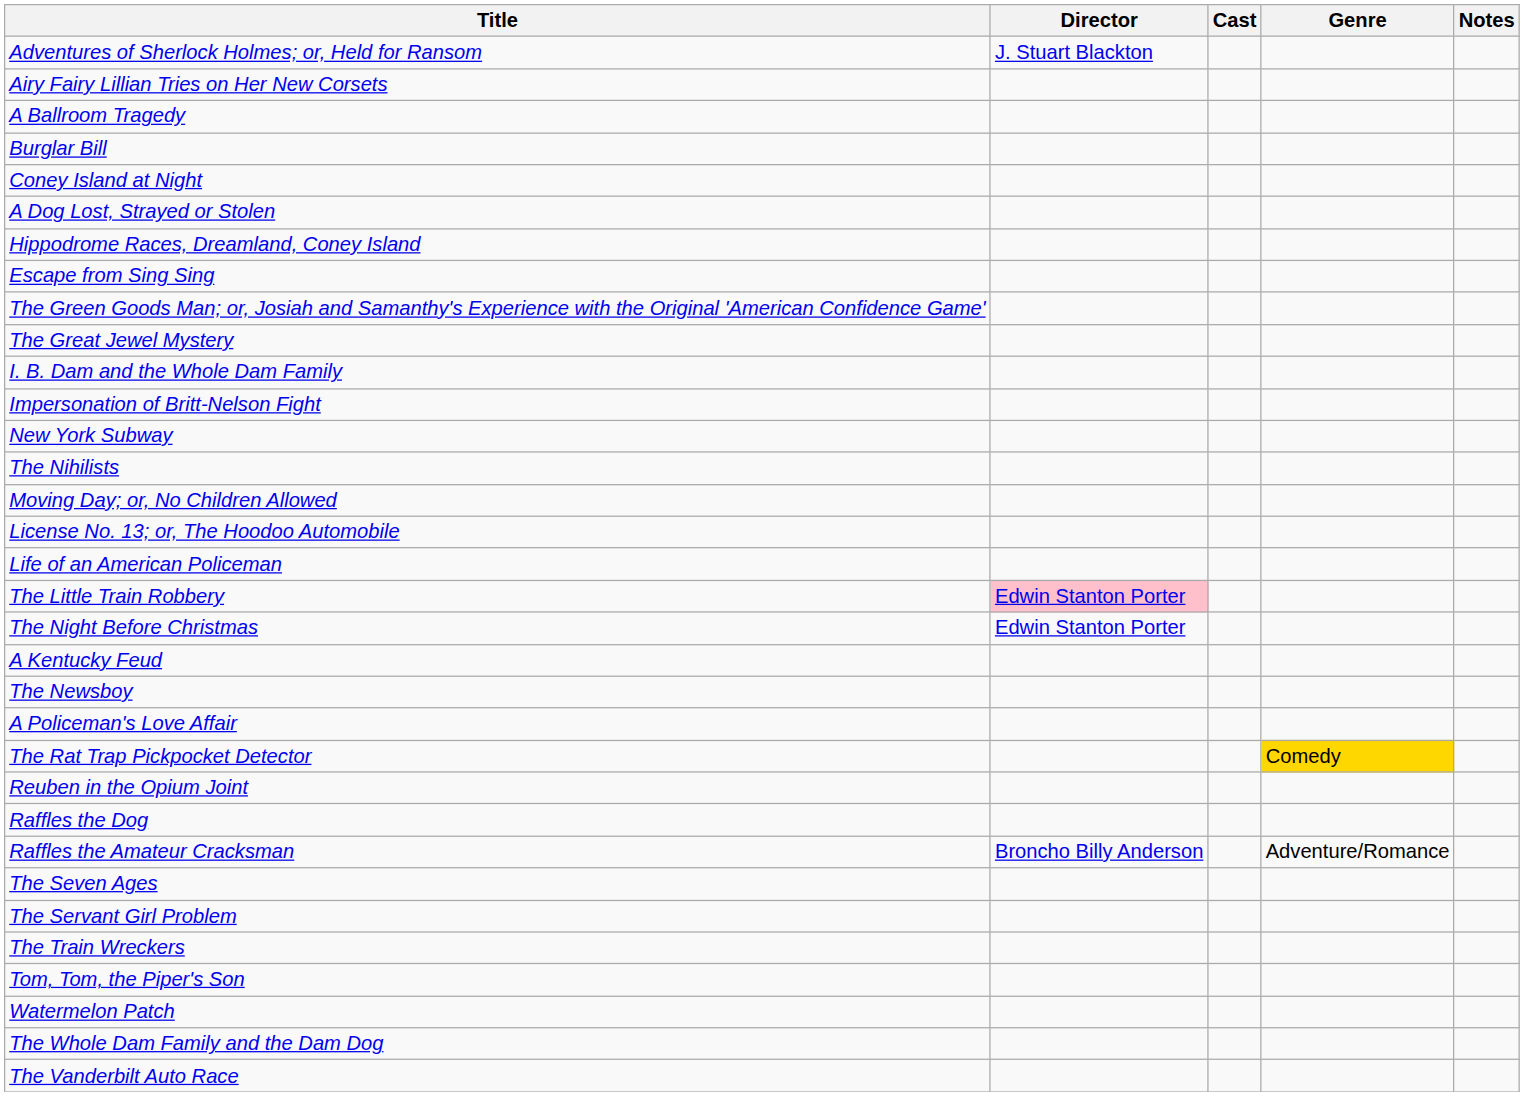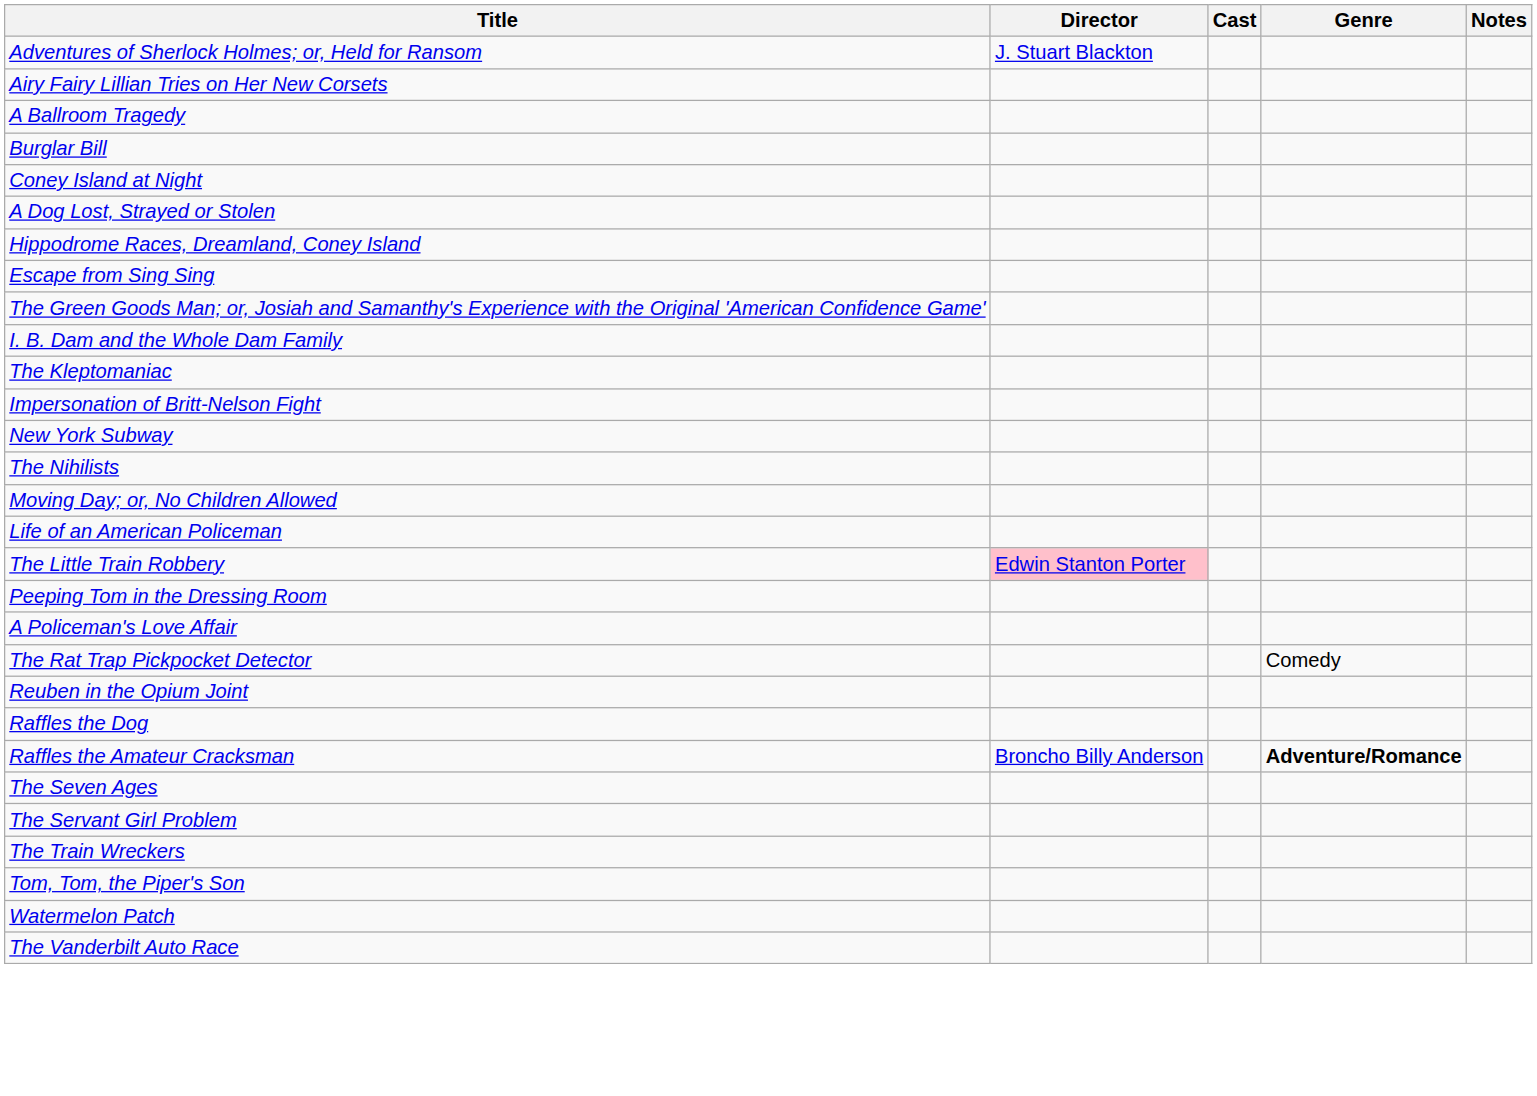- row: (121, 340)
+ row: (91, 372)
- row: (204, 532)
- row: (134, 627)
- row: (86, 659)
+ row: (168, 595)
- row: (71, 691)
(1303, 755) gold background -> (1303, 659) no background
(1358, 851) normal -> (1364, 755) bold
- row: (196, 1043)
